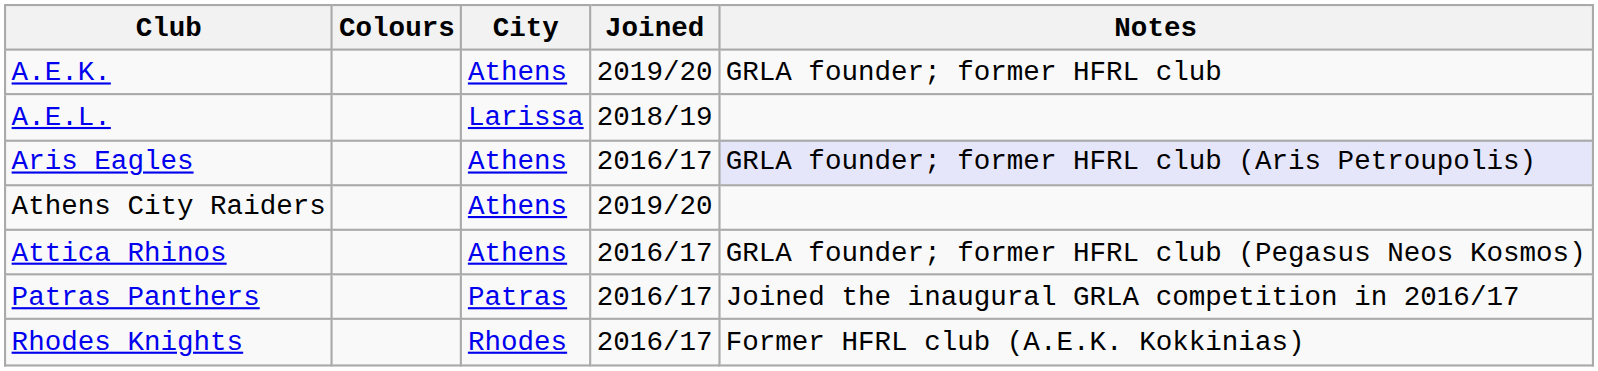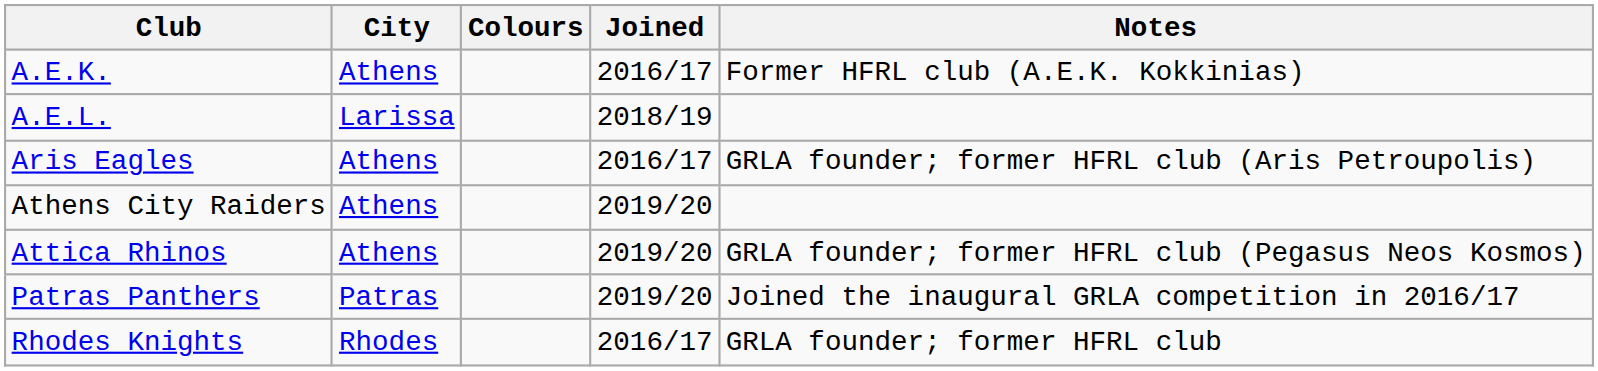columns swapped: (397, 28) <-> (526, 28)
(655, 72) 2019/20 -> (655, 72) 2016/17
(974, 72) GRLA founder; former HFRL club -> (1015, 72) Former HFRL club (A.E.K. Kokkinias)
(1131, 162) lavender background -> (1131, 162) no background
(655, 252) 2016/17 -> (655, 252) 2019/20
(655, 297) 2016/17 -> (655, 297) 2019/20
(1015, 342) Former HFRL club (A.E.K. Kokkinias) -> (974, 342) GRLA founder; former HFRL club
